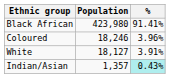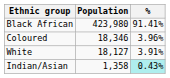(113, 39) 18,246 -> (113, 39) 18,346
(116, 67) 1,357 -> (116, 67) 1,358
